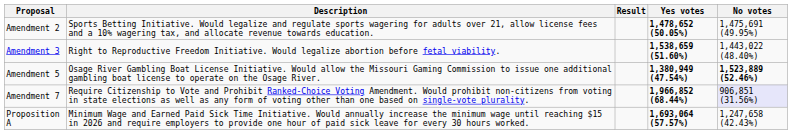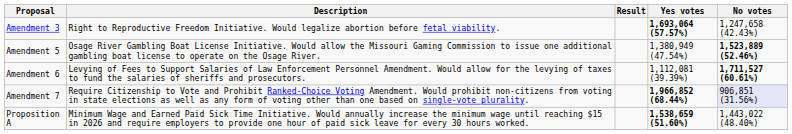- row: (33, 29)
(671, 51) 1,538,659 (51.60%) -> (671, 29) 1,693,064 (57.57%)
(741, 51) 1,443,022 (48.40%) -> (741, 29) 1,247,658 (42.43%)
(671, 74) bold -> (671, 51) normal
+ row: (33, 74)
(671, 118) 1,693,064 (57.57%) -> (671, 118) 1,538,659 (51.60%)
(741, 118) 1,247,658 (42.43%) -> (741, 118) 1,443,022 (48.40%)
